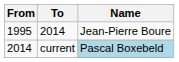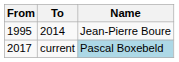(19, 48) 2014 -> (19, 48) 2017
